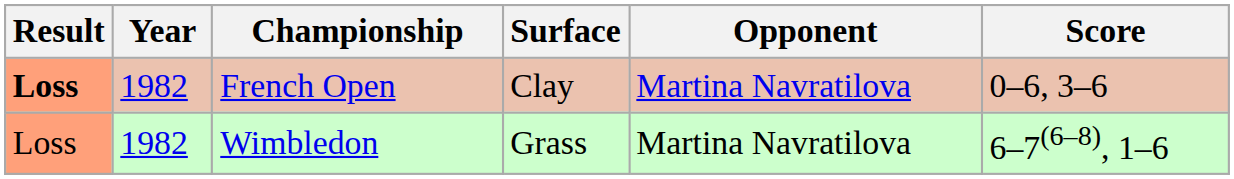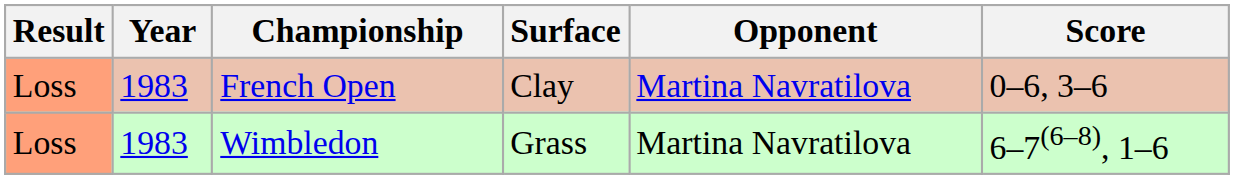(46, 84) bold -> (45, 84) normal
(154, 84) 1982 -> (154, 84) 1983
(154, 142) 1982 -> (154, 142) 1983
